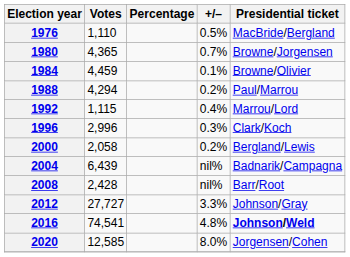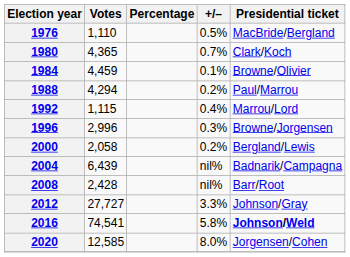(283, 52) Browne/Jorgensen -> (262, 52) Clark/Koch
(262, 128) Clark/Koch -> (283, 128) Browne/Jorgensen
(214, 223) 4.8% -> (214, 223) 5.8%
